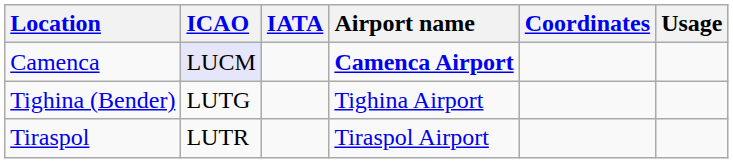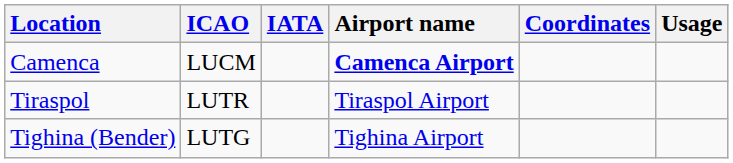(221, 61) lavender background -> (221, 61) no background
rows swapped: (93, 99) <-> (50, 137)
